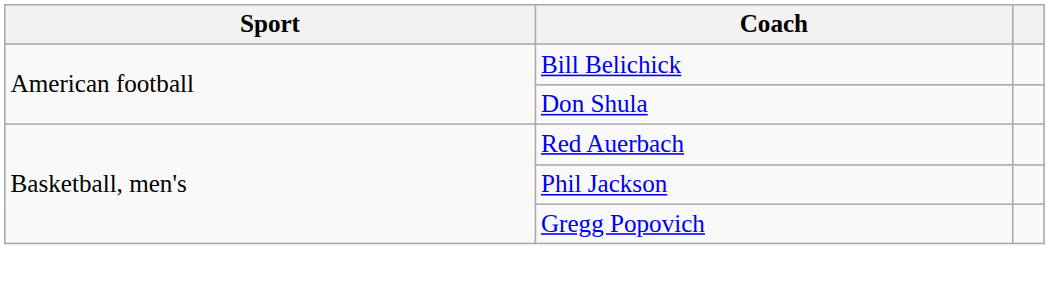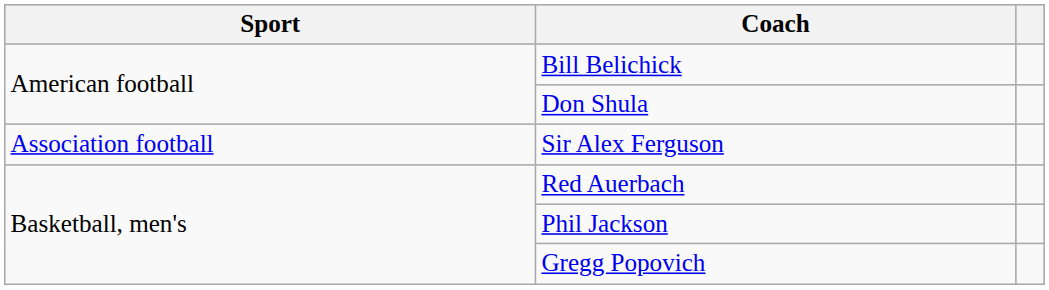+ row: (633, 143)
